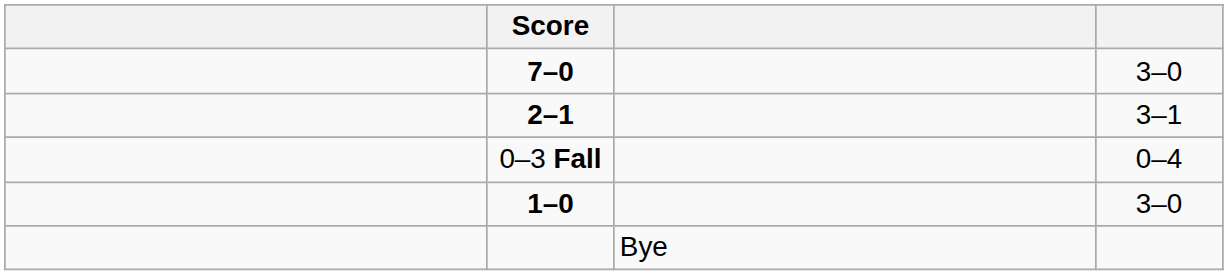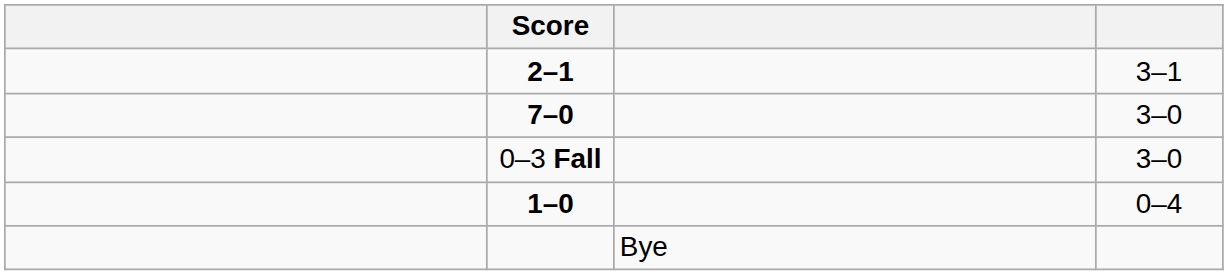rows swapped: (550, 114) <-> (550, 70)
(1159, 159) 0–4 -> (1159, 159) 3–0
(1159, 203) 3–0 -> (1159, 203) 0–4
